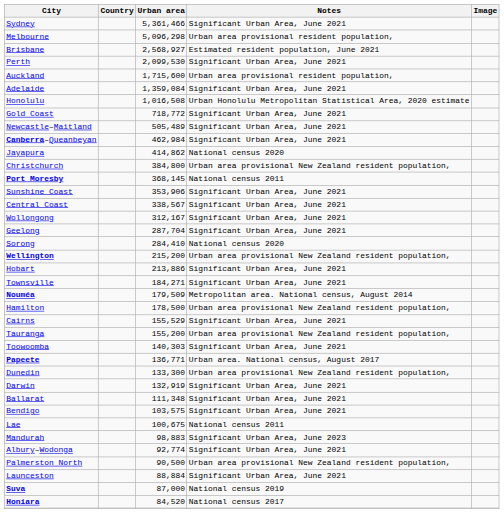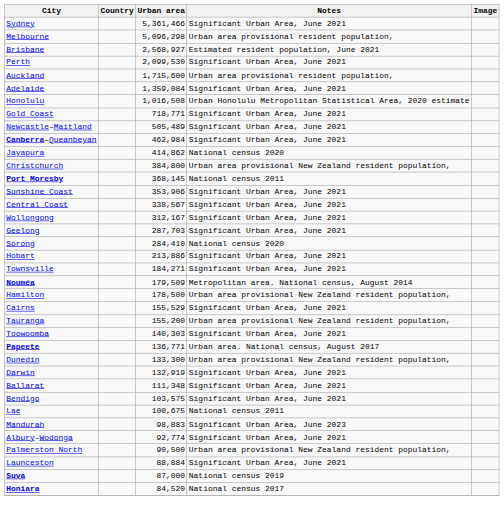(168, 114) 718,772 -> (168, 114) 718,771
(168, 230) 287,704 -> (168, 230) 287,703
- row: (30, 256)
